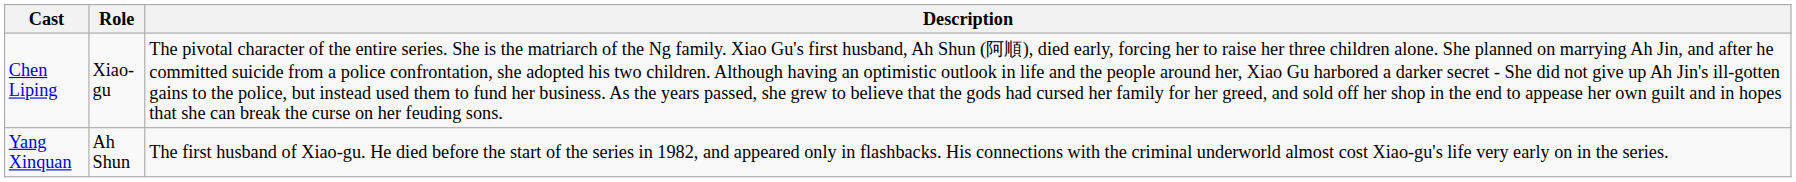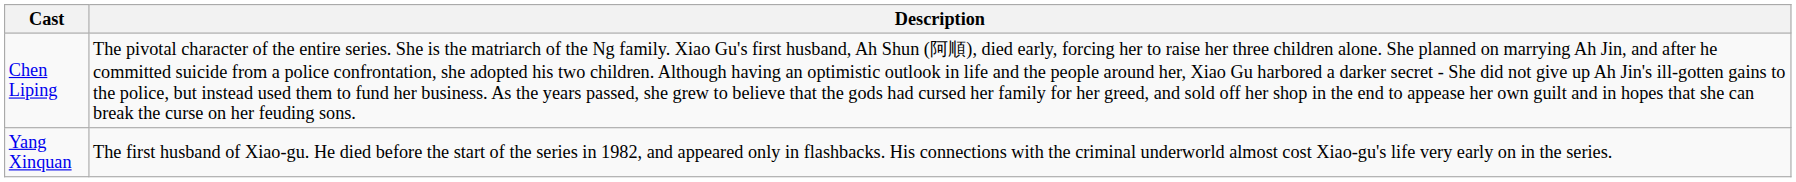- column: (117, 18)
